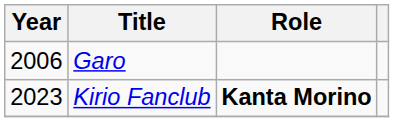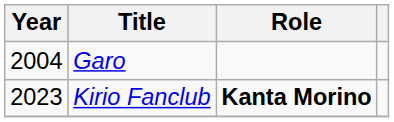(36, 60) 2006 -> (36, 60) 2004
